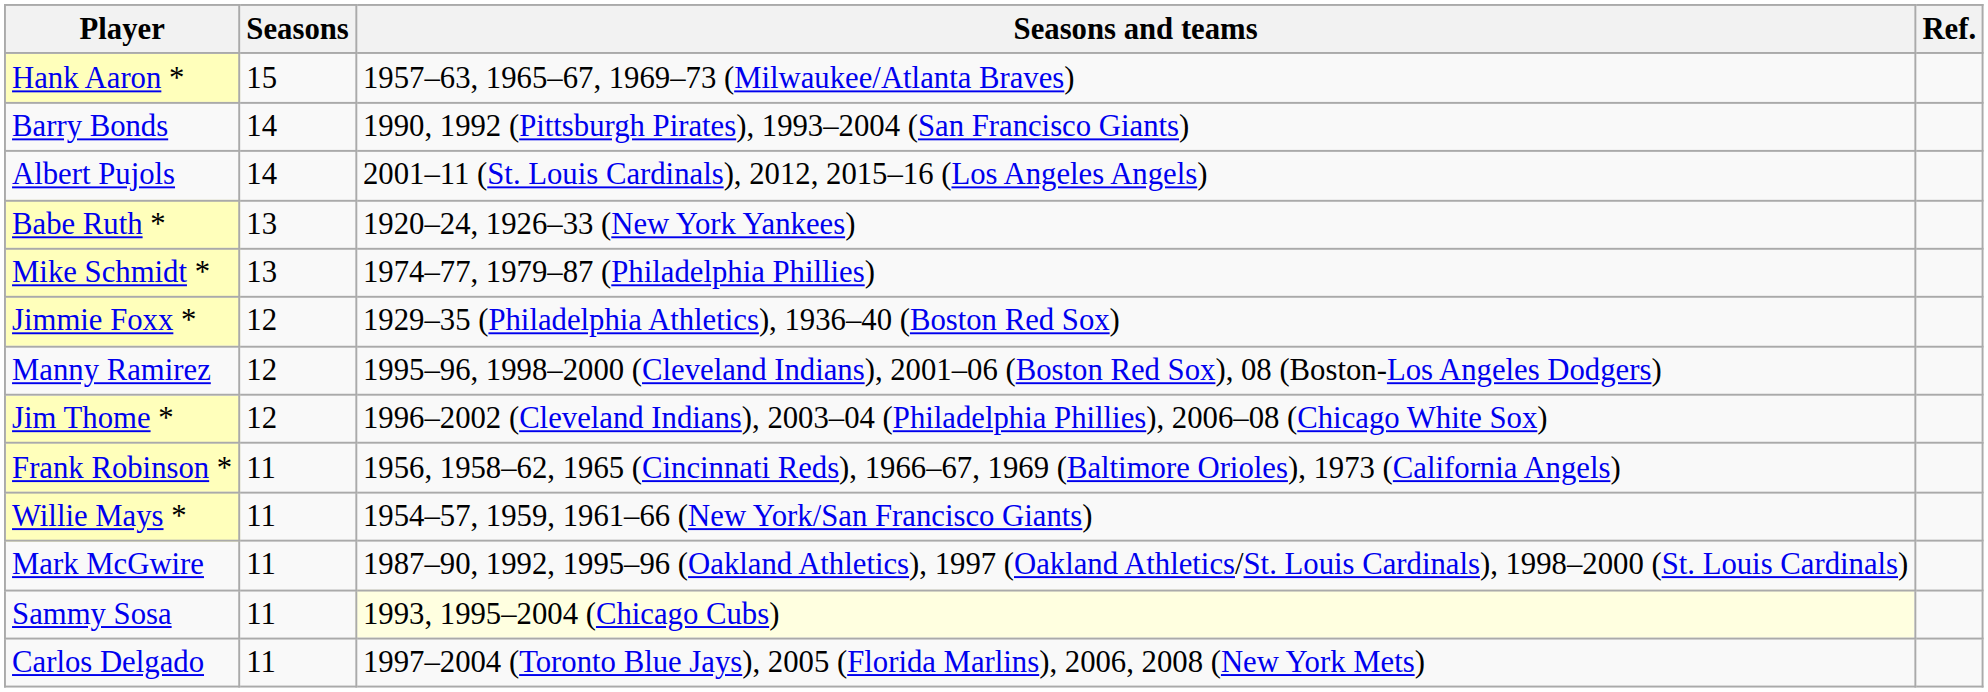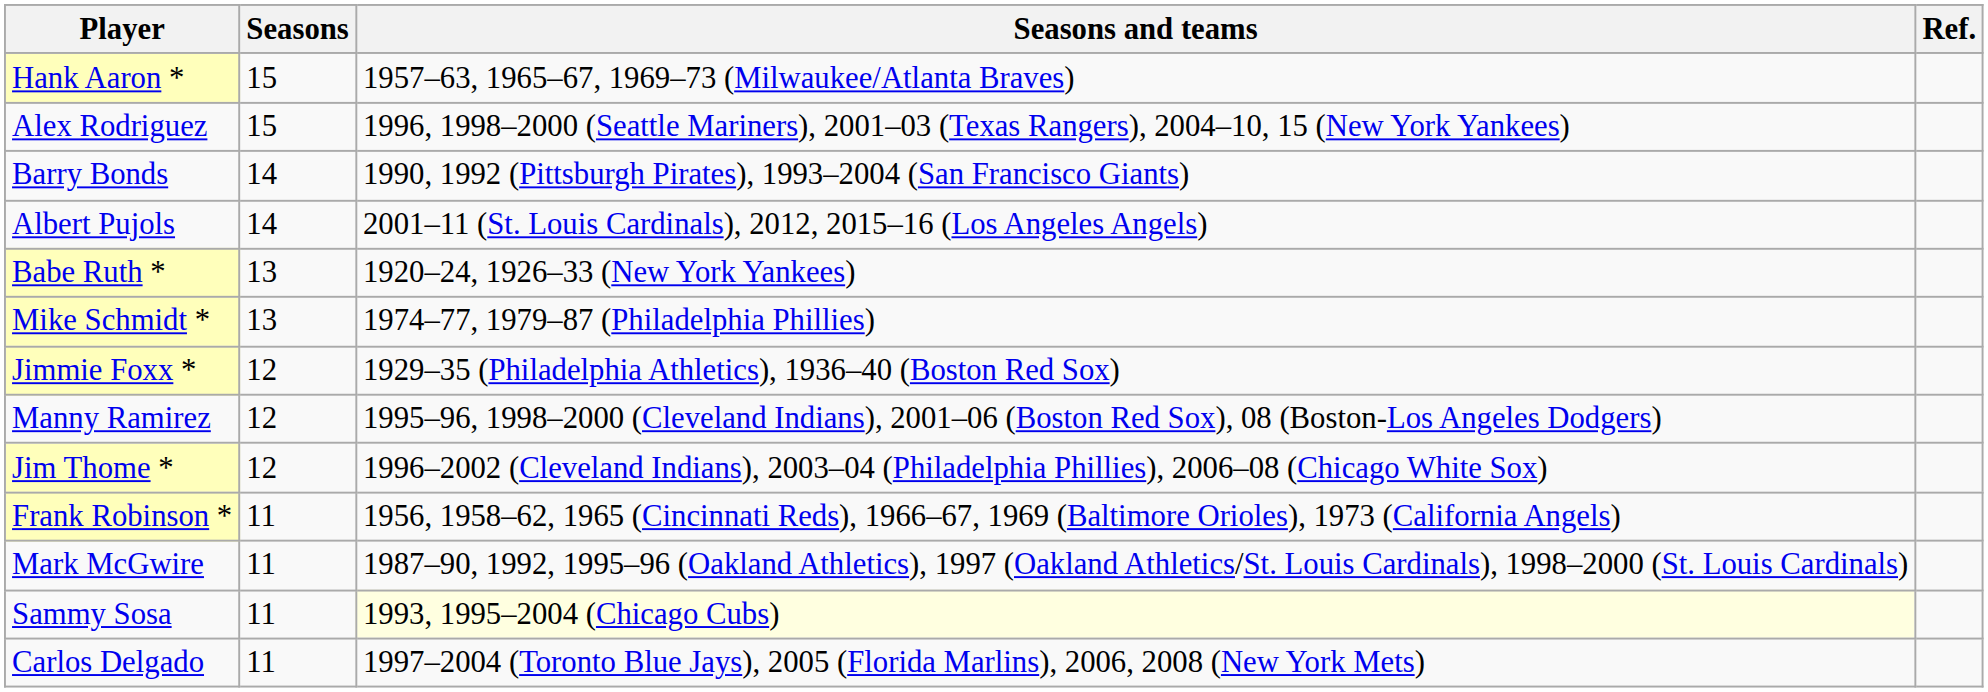+ row: (110, 126)
- row: (99, 516)
